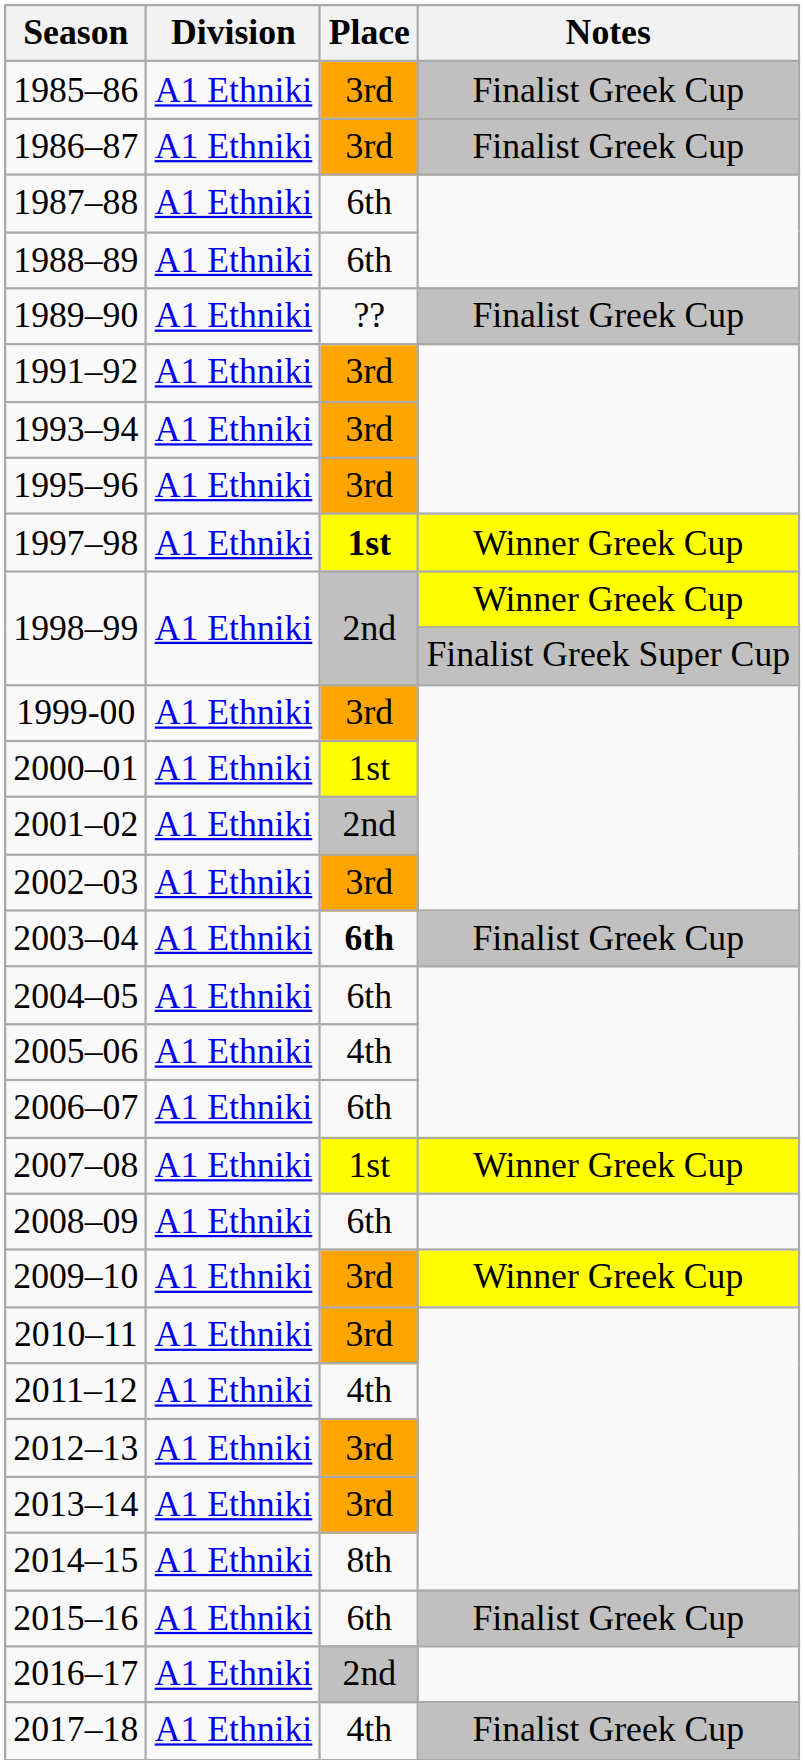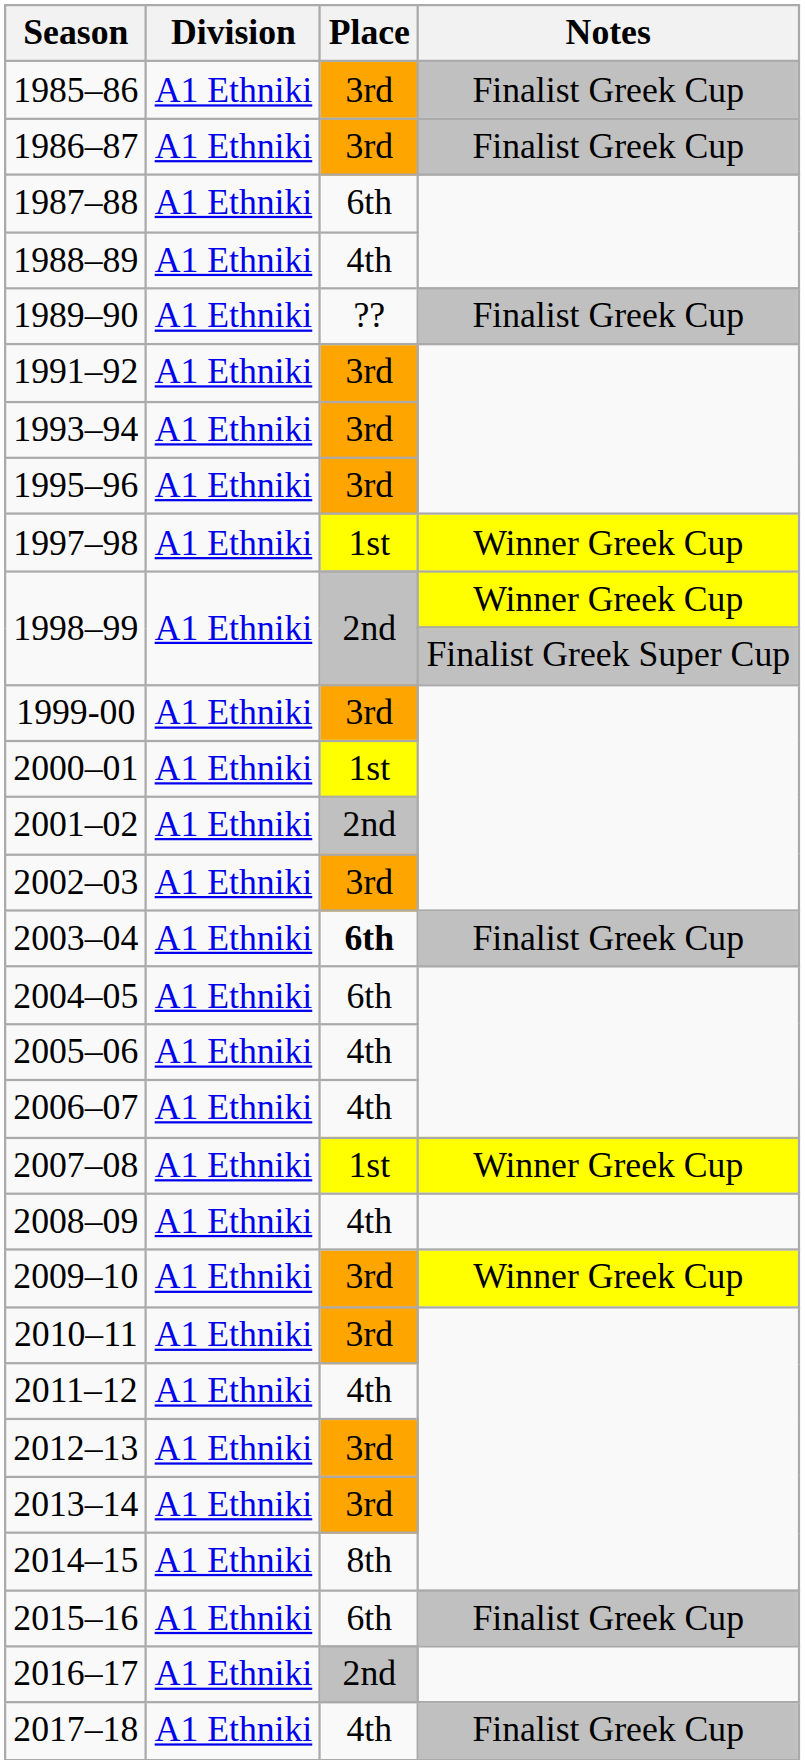(369, 259) 6th -> (369, 259) 4th
(369, 542) bold -> (369, 542) normal
(369, 1107) 6th -> (369, 1107) 4th
(369, 1221) 6th -> (369, 1221) 4th
